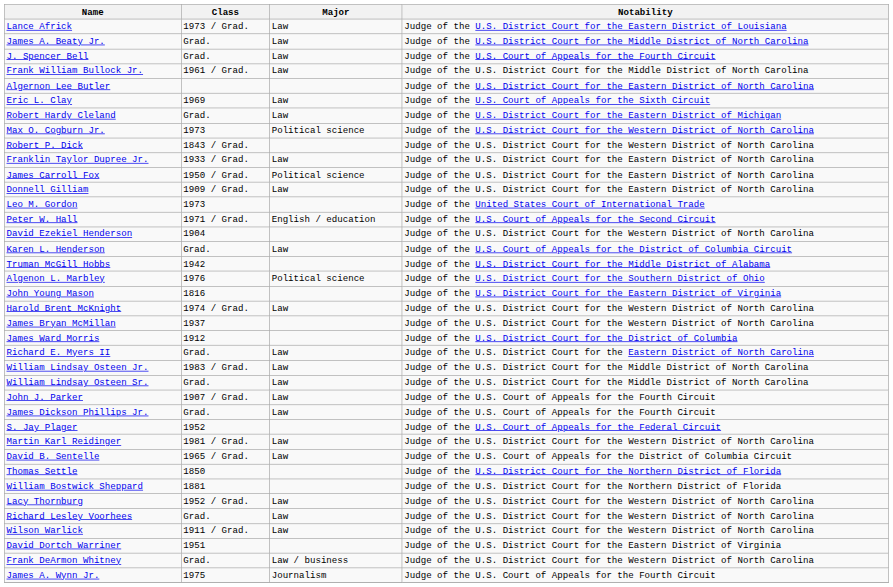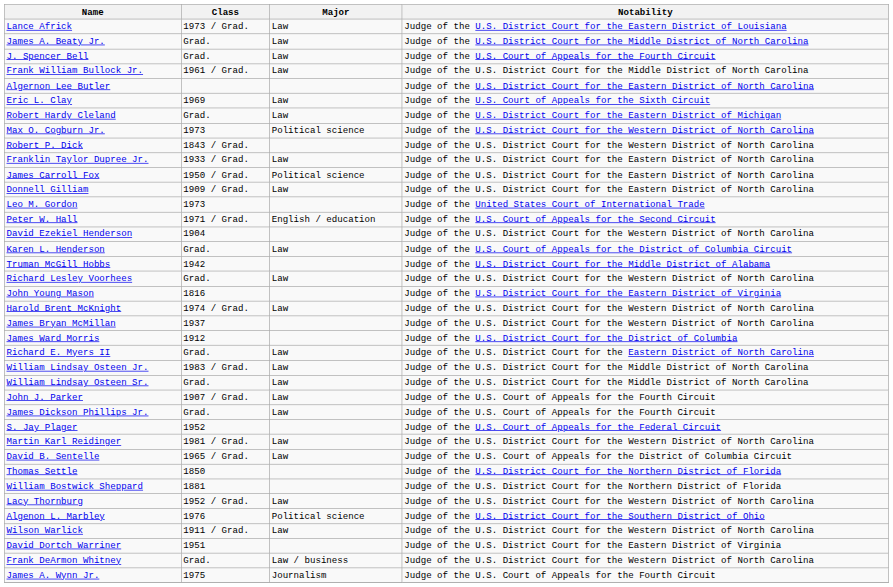rows swapped: (56, 279) <-> (69, 516)
